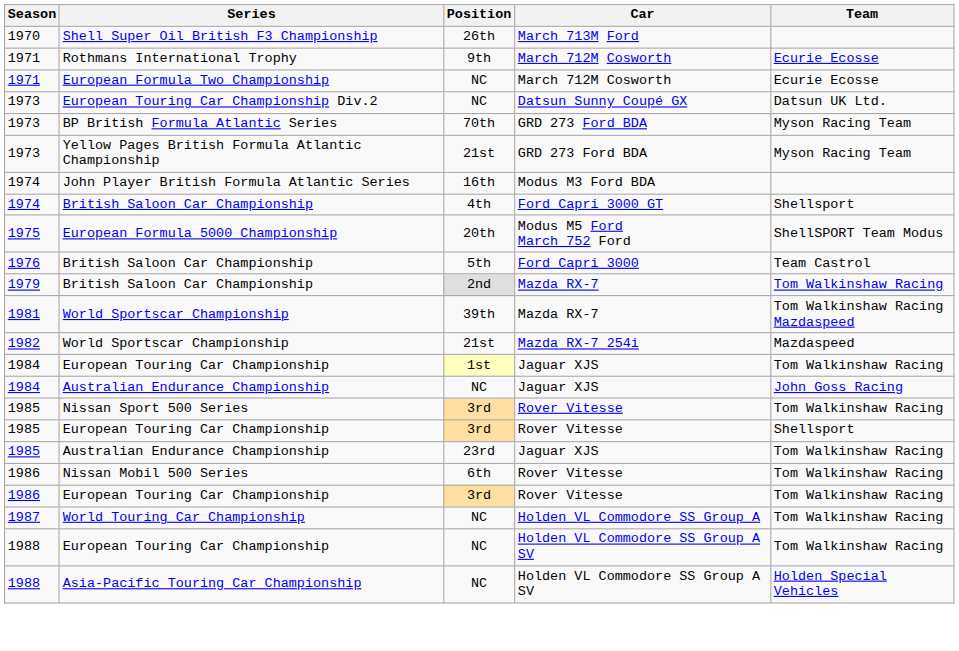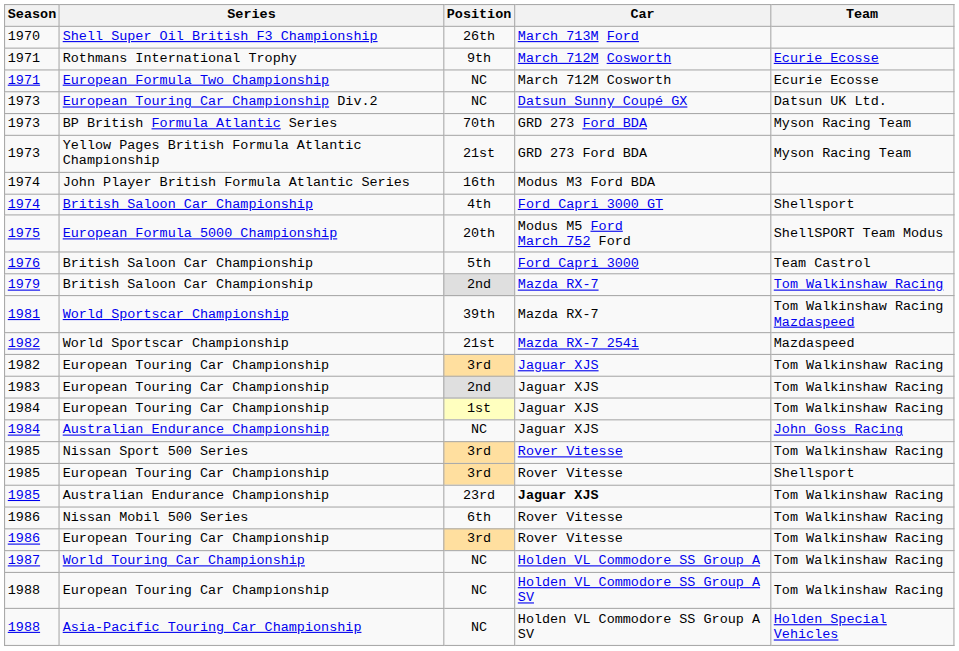+ row: (24, 366)
+ row: (24, 388)
(558, 453) normal -> (558, 496) bold
